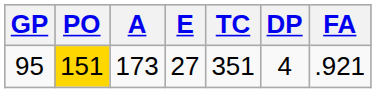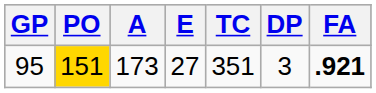(285, 66) 4 -> (285, 66) 3
(340, 66) normal -> (340, 66) bold
